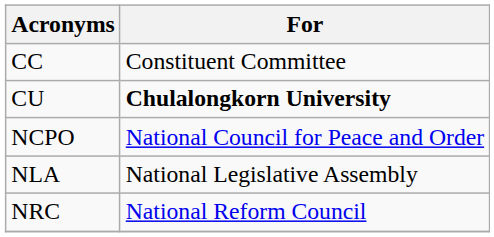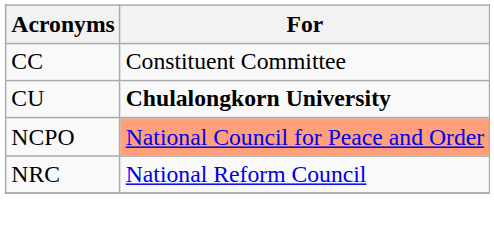(305, 136) no background -> (305, 136) lightsalmon background
- row: (36, 174)
